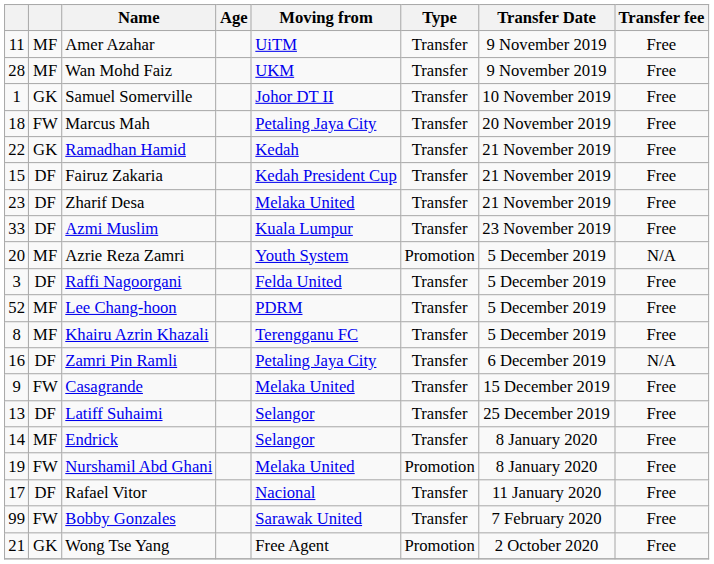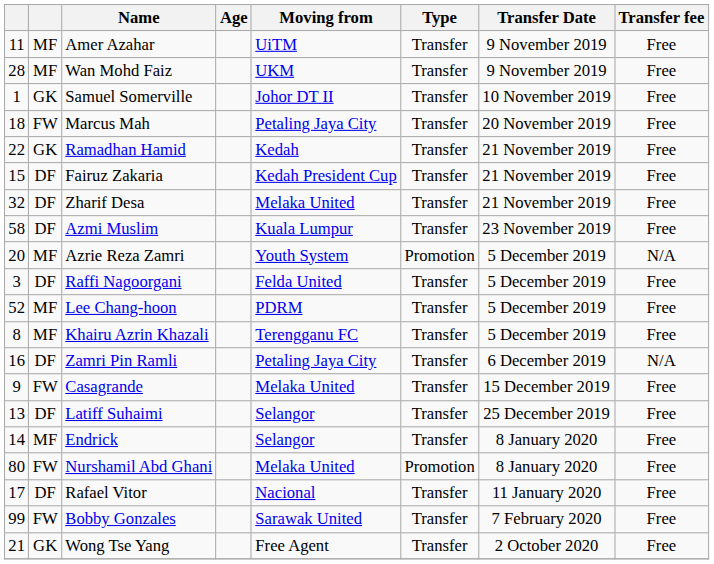(17, 202) 23 -> (17, 202) 32
(17, 228) 33 -> (17, 228) 58
(17, 466) 19 -> (17, 466) 80
(440, 545) Promotion -> (440, 545) Transfer
